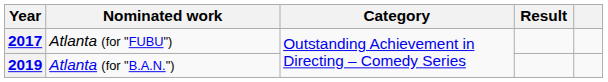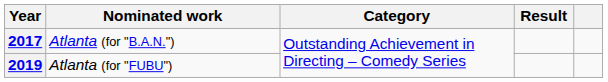(111, 41) Atlanta (for "FUBU") -> (112, 41) Atlanta (for "B.A.N.")
(112, 65) Atlanta (for "B.A.N.") -> (111, 65) Atlanta (for "FUBU")
